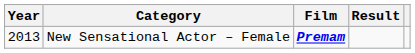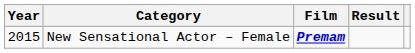(24, 38) 2013 -> (24, 38) 2015
